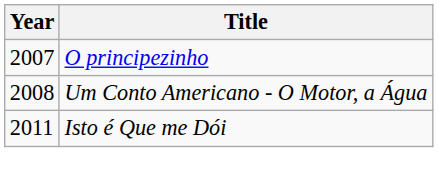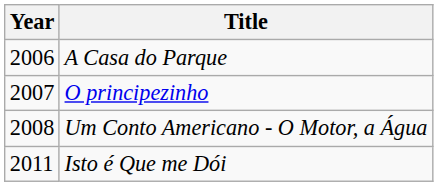+ row: (146, 57)
